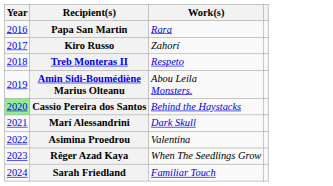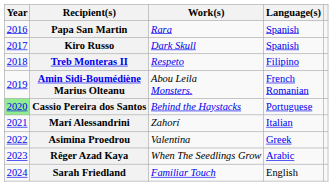+ column: (294, 12)
(165, 45) Zahorí -> (173, 45) Dark Skull
(173, 123) Dark Skull -> (165, 123) Zahorí
